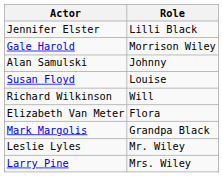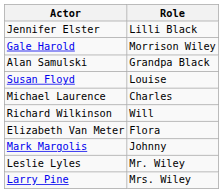(148, 63) Johnny -> (169, 63) Grandpa Black
+ row: (56, 96)
(169, 130) Grandpa Black -> (148, 147) Johnny
